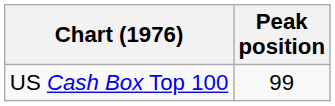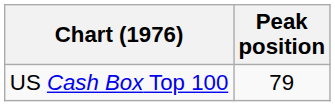(282, 82) 99 -> (282, 82) 79
